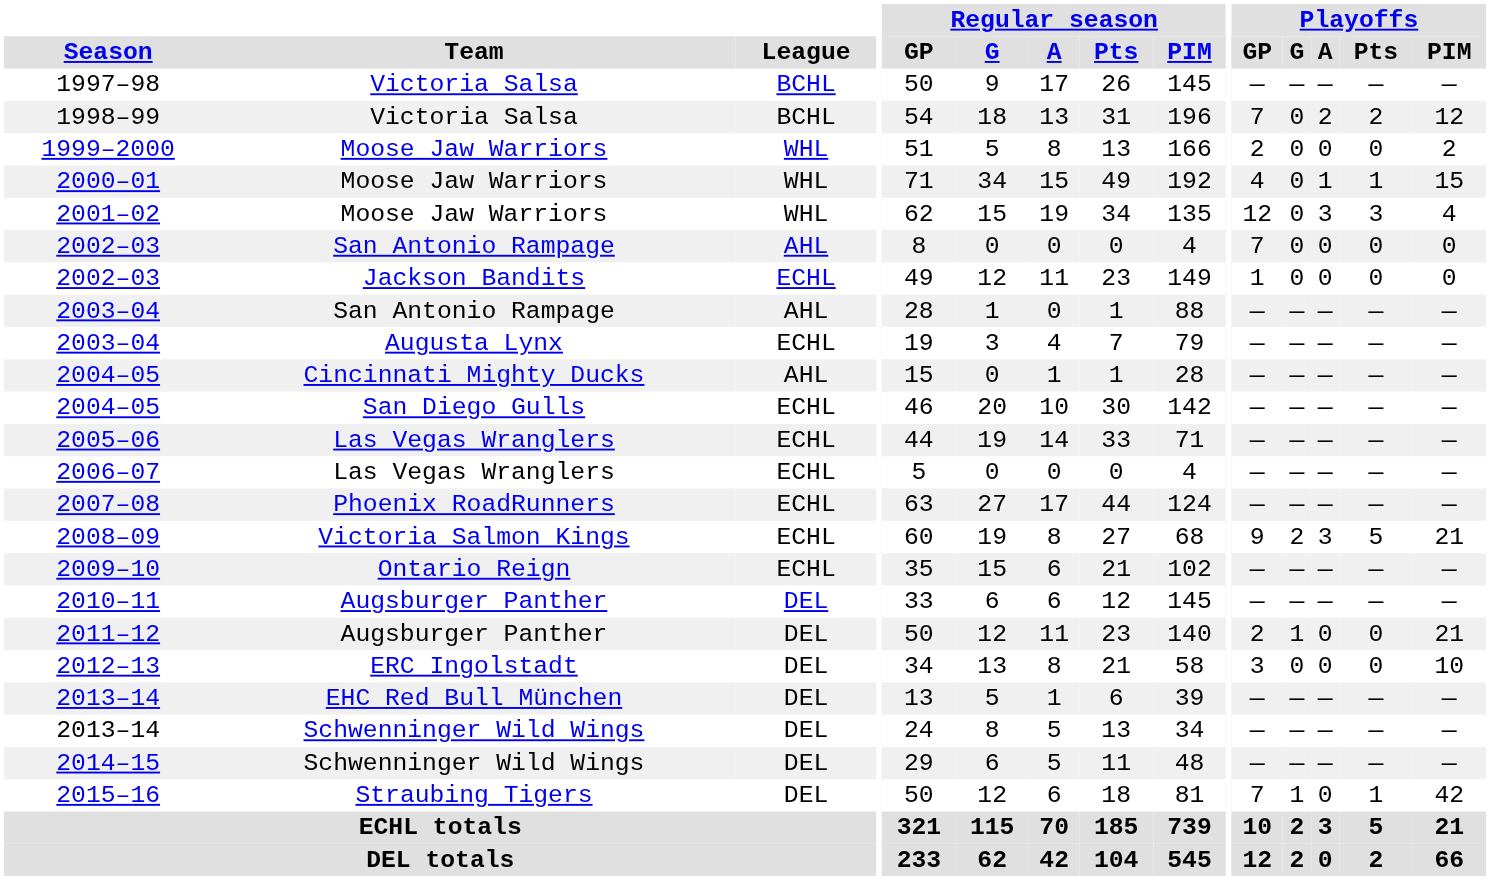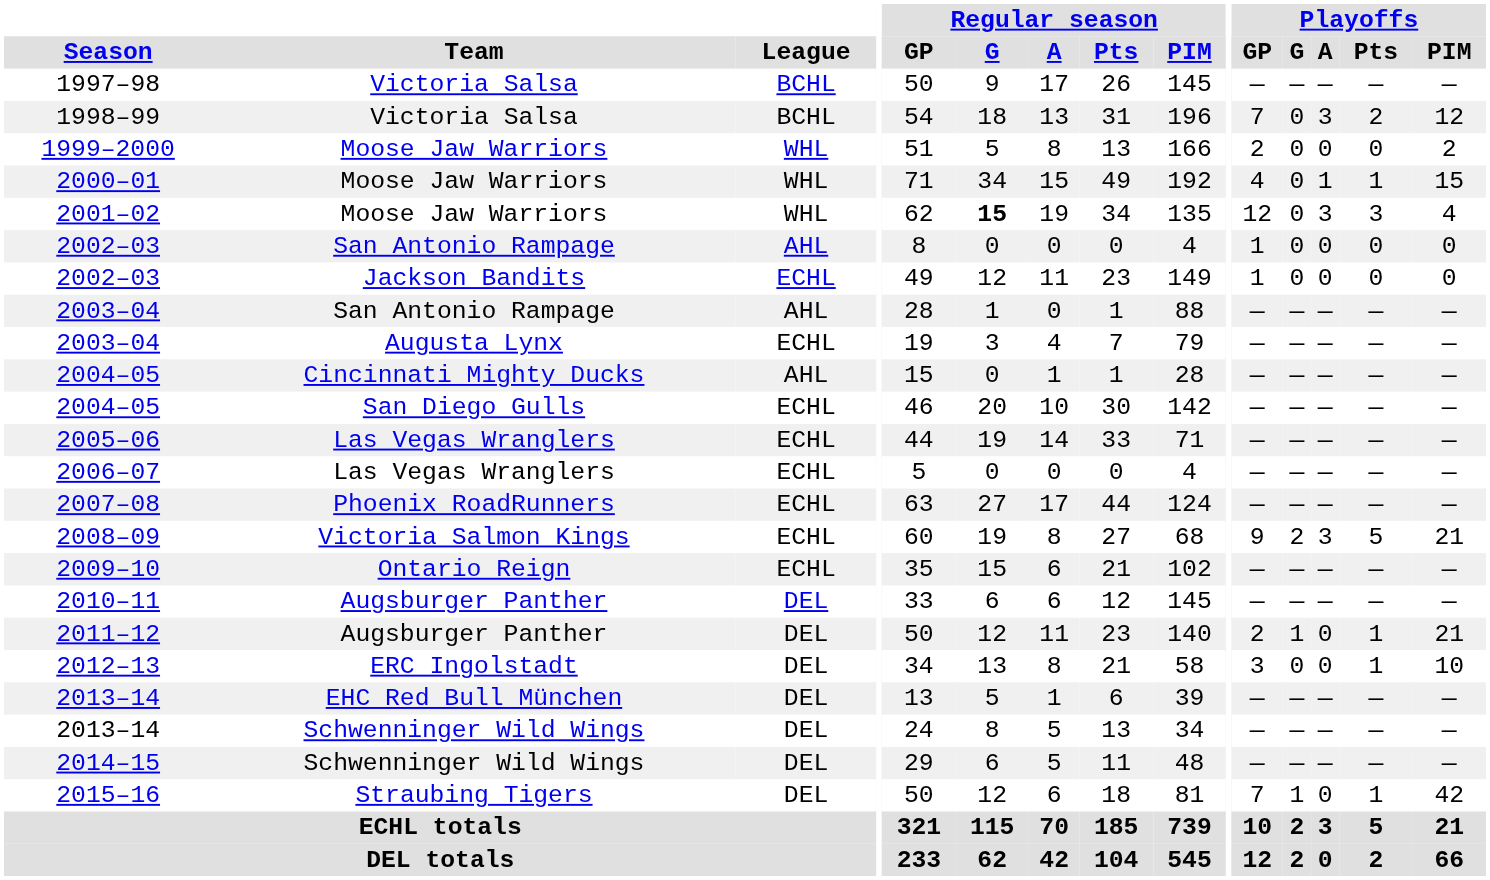(1325, 117) 2 -> (1325, 117) 3
(992, 214) normal -> (992, 214) bold
(1257, 246) 7 -> (1257, 246) 1
(1376, 634) 0 -> (1376, 634) 1
(1376, 666) 0 -> (1376, 666) 1
